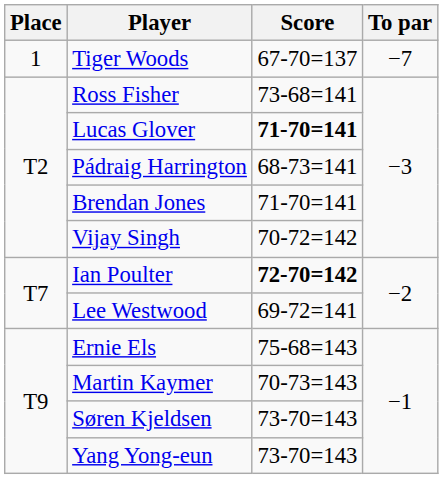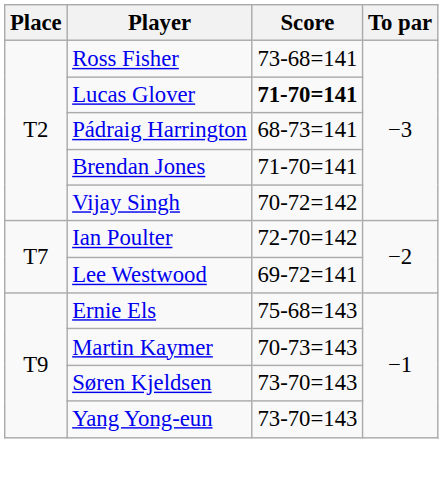- row: (130, 58)
(307, 274) bold -> (307, 238) normal
